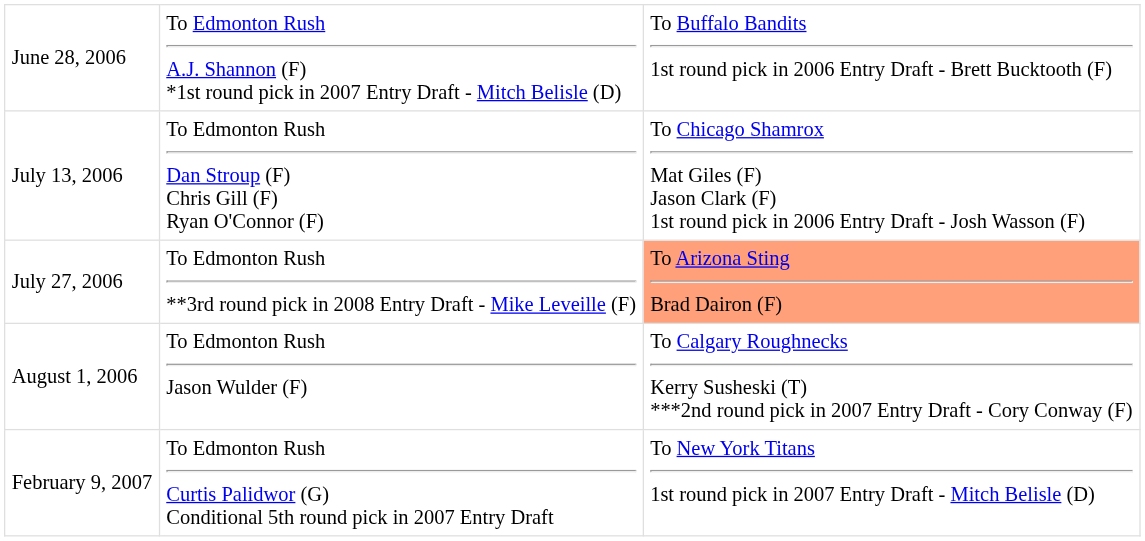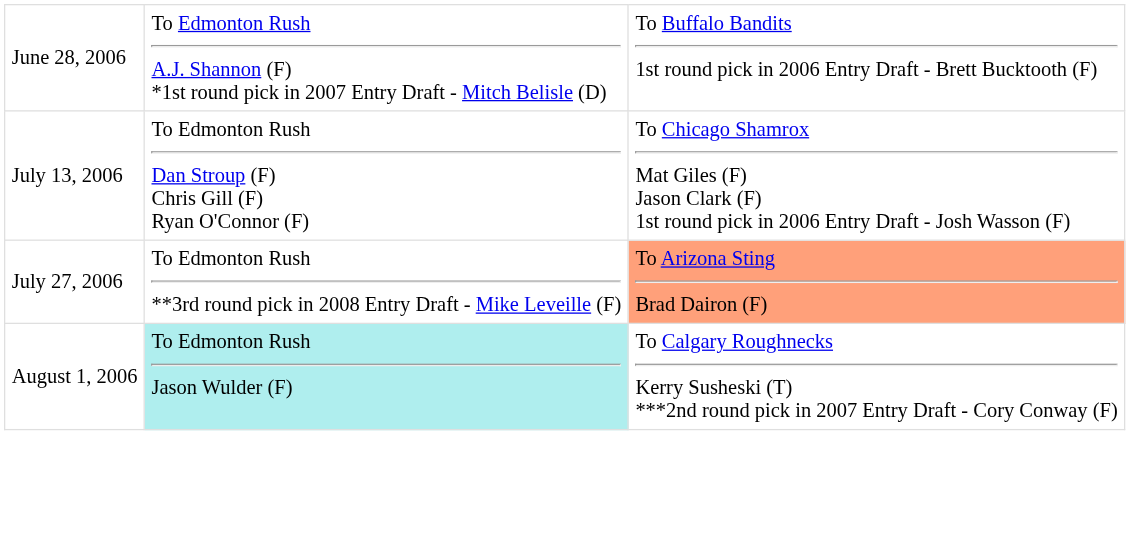(401, 364) no background -> (386, 364) paleturquoise background
- row: (82, 482)
